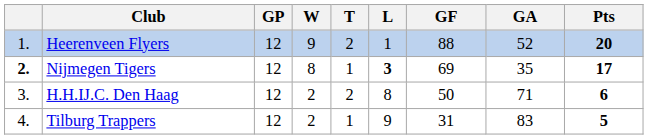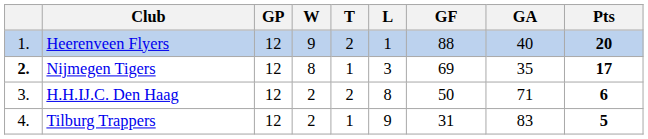(525, 43) 52 -> (525, 43) 40
(388, 69) bold -> (388, 69) normal
